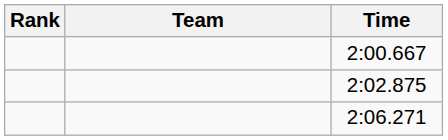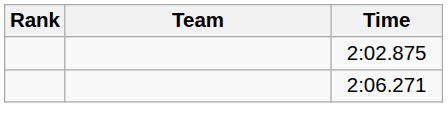- row: (387, 53)
